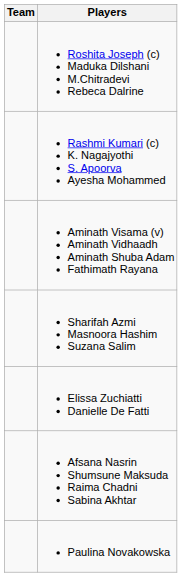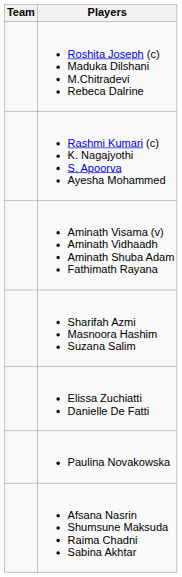rows swapped: (107, 552) <-> (107, 482)
